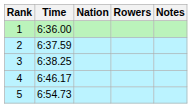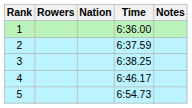columns swapped: (132, 12) <-> (54, 12)
